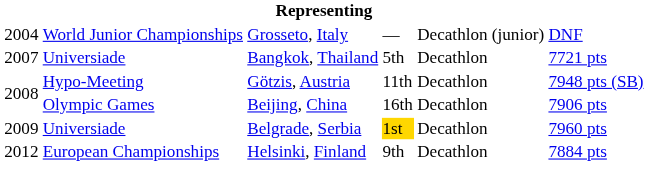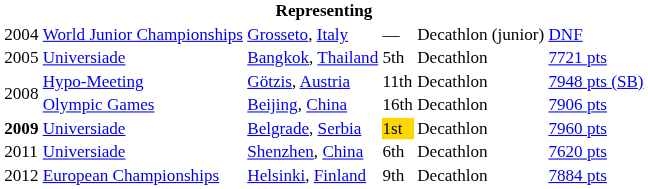(21, 57) 2007 -> (21, 57) 2005
(21, 128) normal -> (21, 128) bold
+ row: (305, 152)
